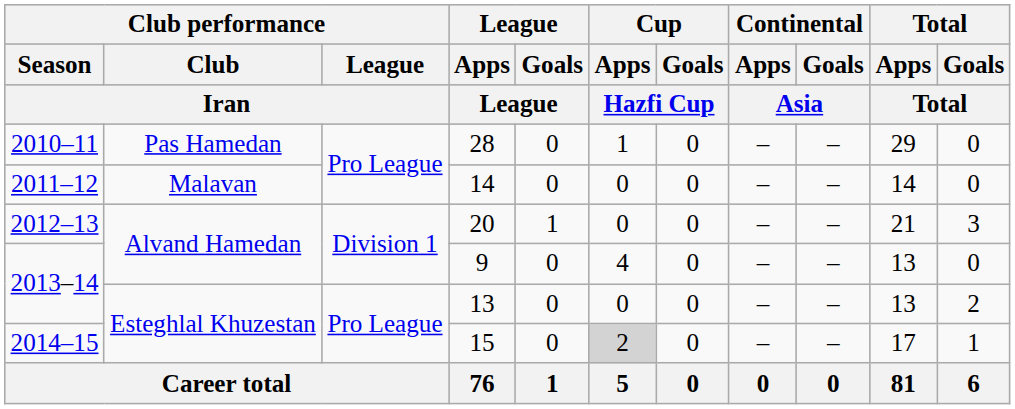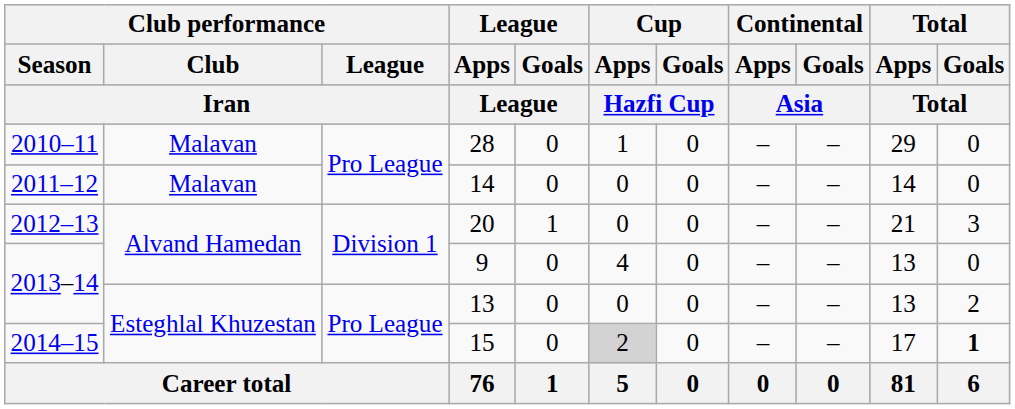(213, 143) Pas Hamedan -> (213, 143) Malavan
(974, 343) normal -> (974, 343) bold
